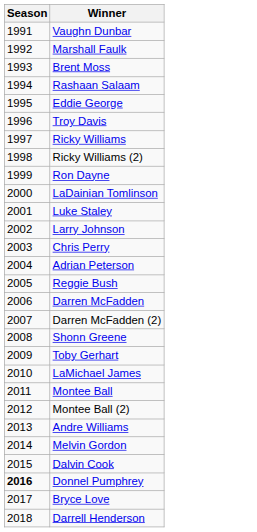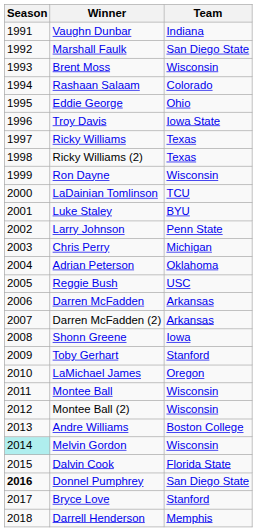+ column: (208, 13)
(20, 445) no background -> (20, 445) paleturquoise background
